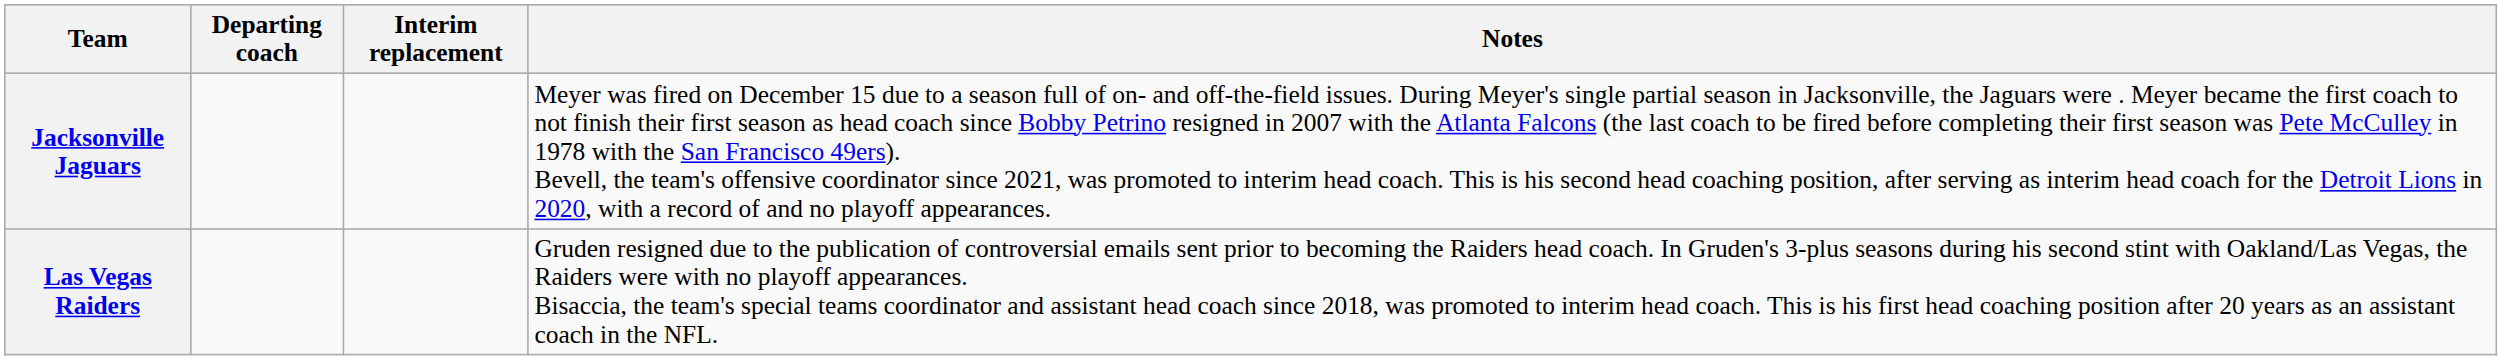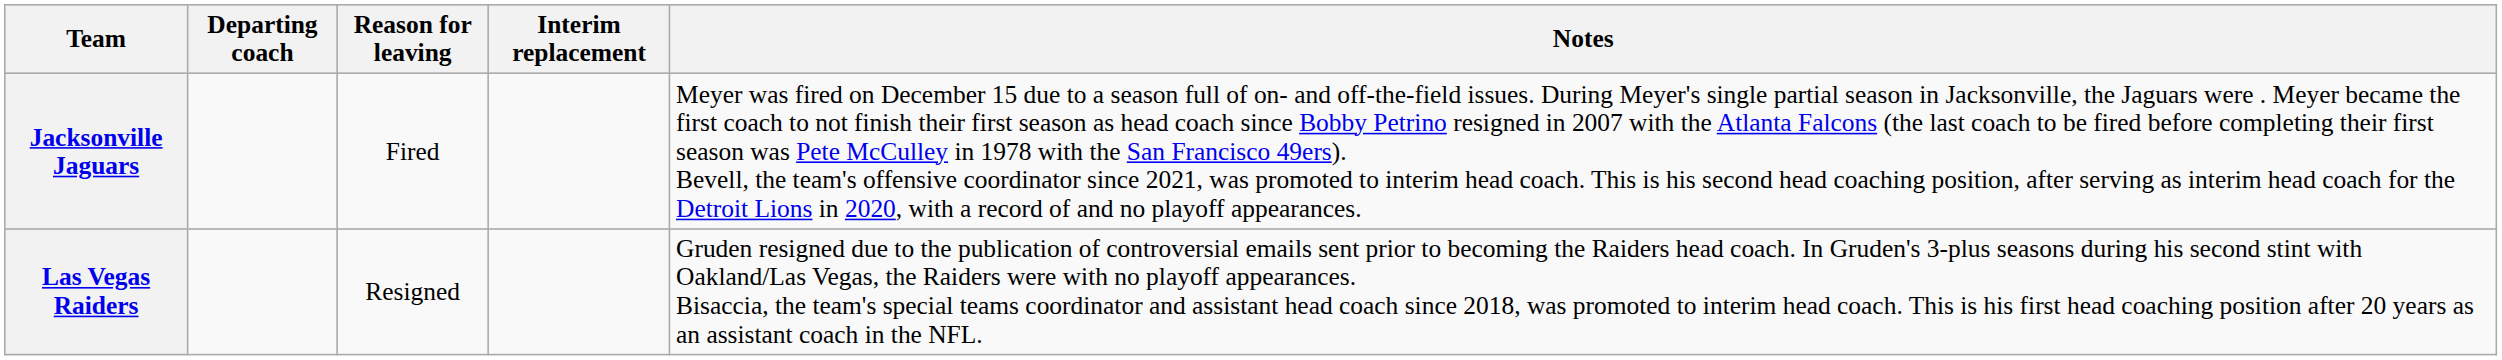+ column: (413, 38)
